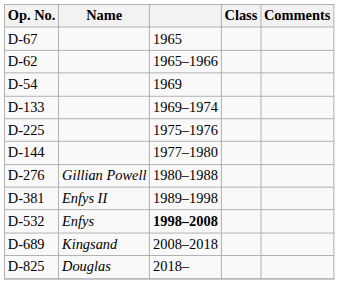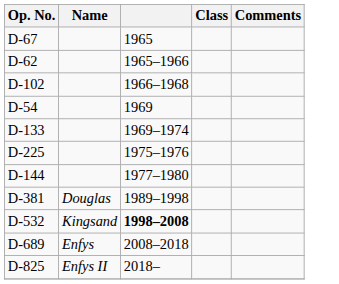+ row: (26, 84)
- row: (26, 175)
(85, 198) Enfys II -> (86, 198) Douglas
(78, 221) Enfys -> (90, 221) Kingsand
(90, 244) Kingsand -> (78, 244) Enfys
(86, 267) Douglas -> (85, 267) Enfys II
